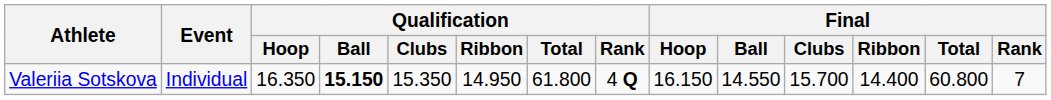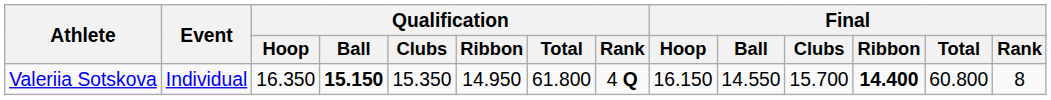(889, 80) normal -> (889, 80) bold
(1020, 80) 7 -> (1020, 80) 8
